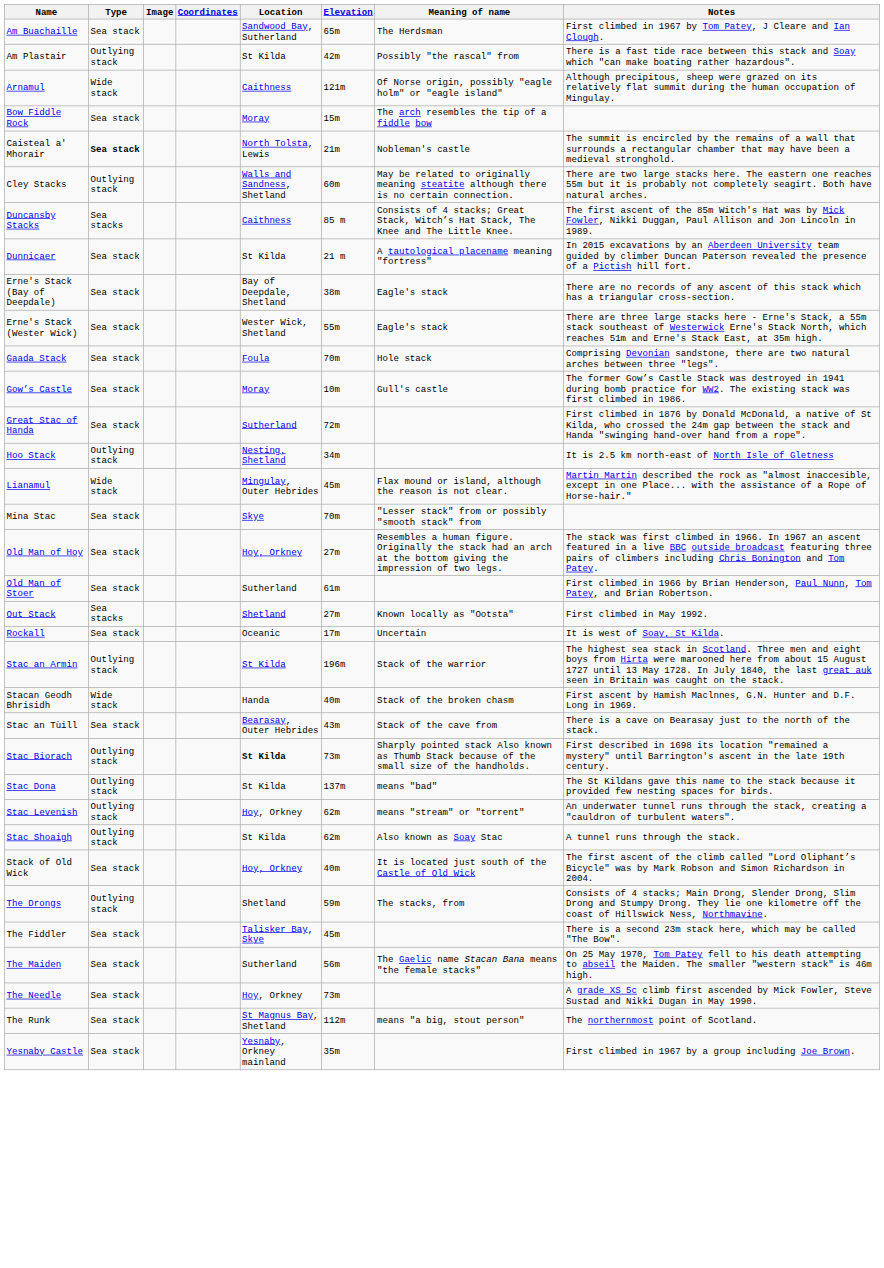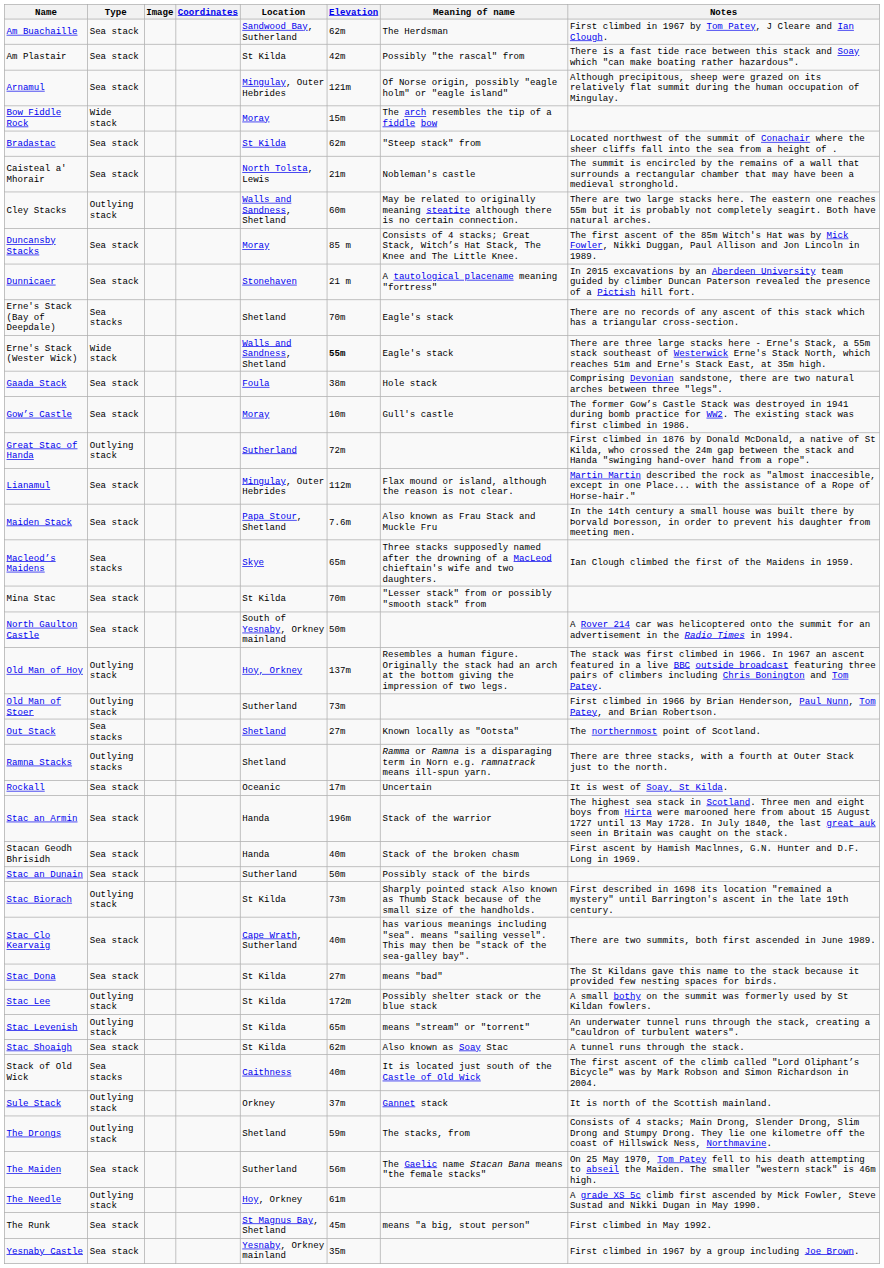(332, 32) 65m -> (337, 32) 62m
(112, 57) Outlying stack -> (114, 57) Sea stack
(104, 88) Wide stack -> (114, 88) Sea stack
(267, 88) Caithness -> (283, 88) Mingulay, Outer Hebrides
(115, 118) Sea stack -> (103, 118) Wide stack
+ row: (31, 144)
(115, 149) bold -> (114, 174) normal
(107, 221) Sea stacks -> (114, 246) Sea stack
(267, 221) Caithness -> (256, 246) Moray
(264, 256) St Kilda -> (270, 282) Stonehaven
(115, 292) Sea stack -> (106, 318) Sea stacks
(267, 292) Bay of Deepdale, Shetland -> (264, 318) Shetland
(332, 292) 38m -> (337, 318) 70m
(115, 328) Sea stack -> (103, 353) Wide stack
(275, 328) Wester Wick, Shetland -> (267, 353) Walls and Sandness, Shetland
(332, 328) normal -> (337, 353) bold
(332, 359) 70m -> (337, 384) 38m
(115, 425) Sea stack -> (112, 450) Outlying stack
- row: (31, 456)
(104, 486) Wide stack -> (114, 486) Sea stack
(332, 486) 45m -> (340, 486) 112m
+ row: (39, 522)
+ row: (31, 563)
(253, 517) Skye -> (264, 599) St Kilda
+ row: (42, 630)
(115, 553) Sea stack -> (112, 671) Outlying stack
(332, 553) 27m -> (340, 671) 137m
(115, 588) Sea stack -> (112, 706) Outlying stack
(332, 588) 61m -> (337, 706) 73m
(637, 614) First climbed in May 1992. -> (665, 732) The northernmost point of Scotland.
+ row: (39, 762)
(112, 664) Outlying stack -> (114, 818) Sea stack
(264, 664) St Kilda -> (256, 818) Handa
(104, 700) Wide stack -> (114, 854) Sea stack
+ row: (45, 874)
- row: (42, 726)
(264, 756) bold -> (264, 900) normal
+ row: (28, 941)
(112, 787) Outlying stack -> (114, 976) Sea stack
(335, 787) 137m -> (337, 976) 27m
+ row: (28, 1002)
(272, 812) Hoy, Orkney -> (264, 1027) St Kilda
(332, 812) 62m -> (337, 1027) 65m
(112, 837) Outlying stack -> (114, 1047) Sea stack
(115, 868) Sea stack -> (106, 1073) Sea stacks
(272, 868) Hoy, Orkney -> (267, 1073) Caithness
+ row: (34, 1103)
- row: (37, 934)
(115, 996) Sea stack -> (112, 1200) Outlying stack
(332, 996) 73m -> (337, 1200) 61m
(335, 1021) 112m -> (337, 1225) 45m
(662, 1021) The northernmost point of Scotland. -> (641, 1225) First climbed in May 1992.
